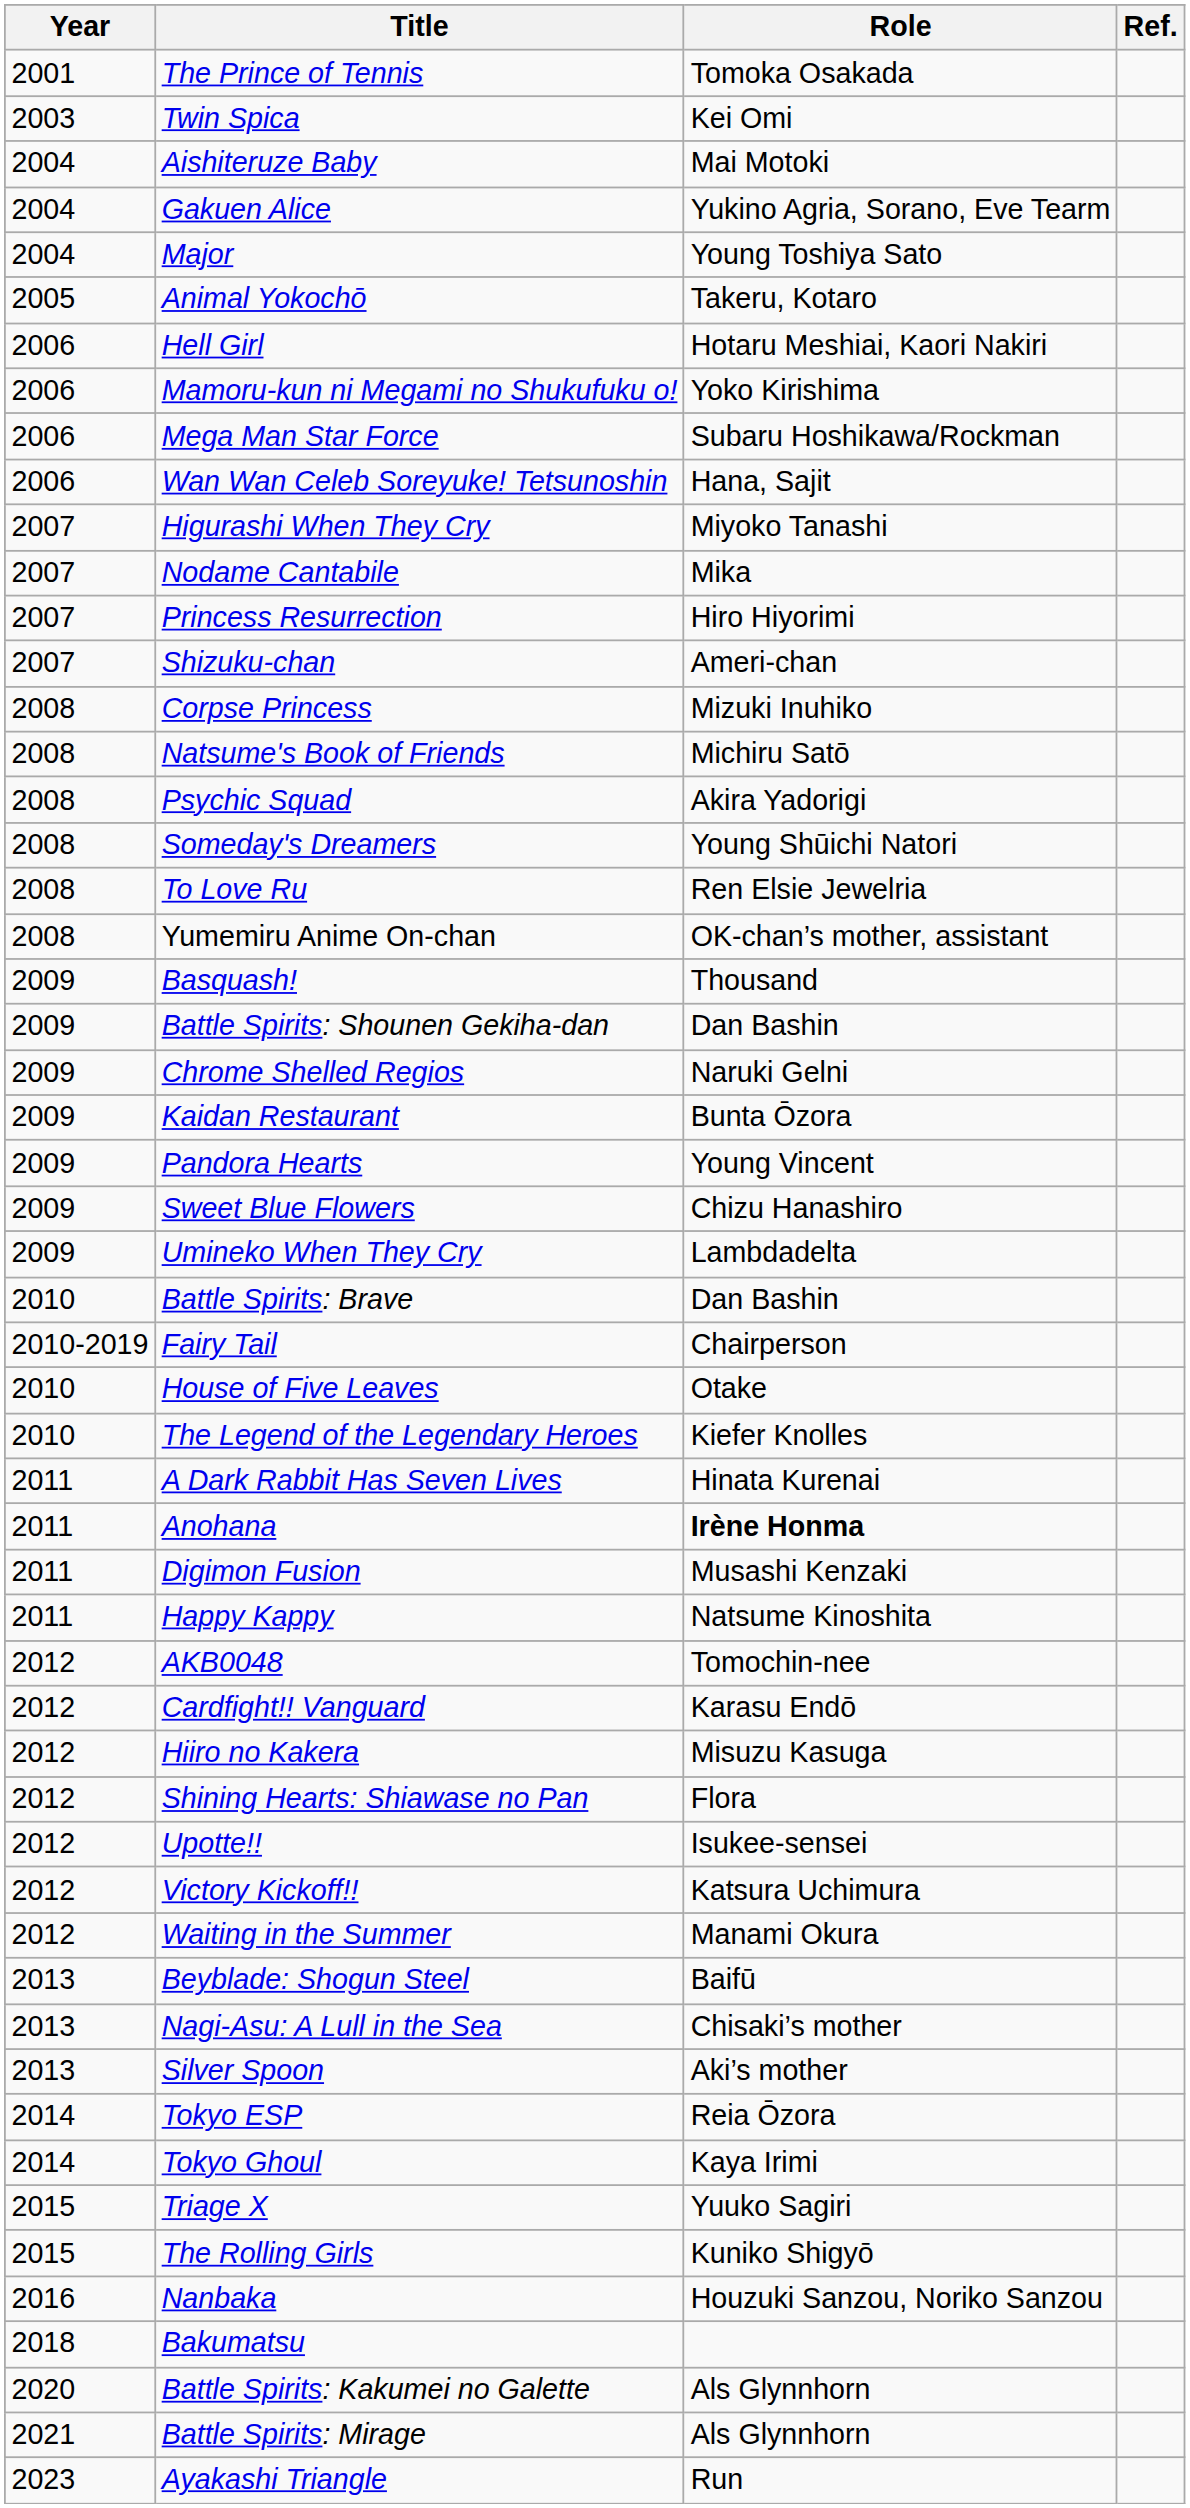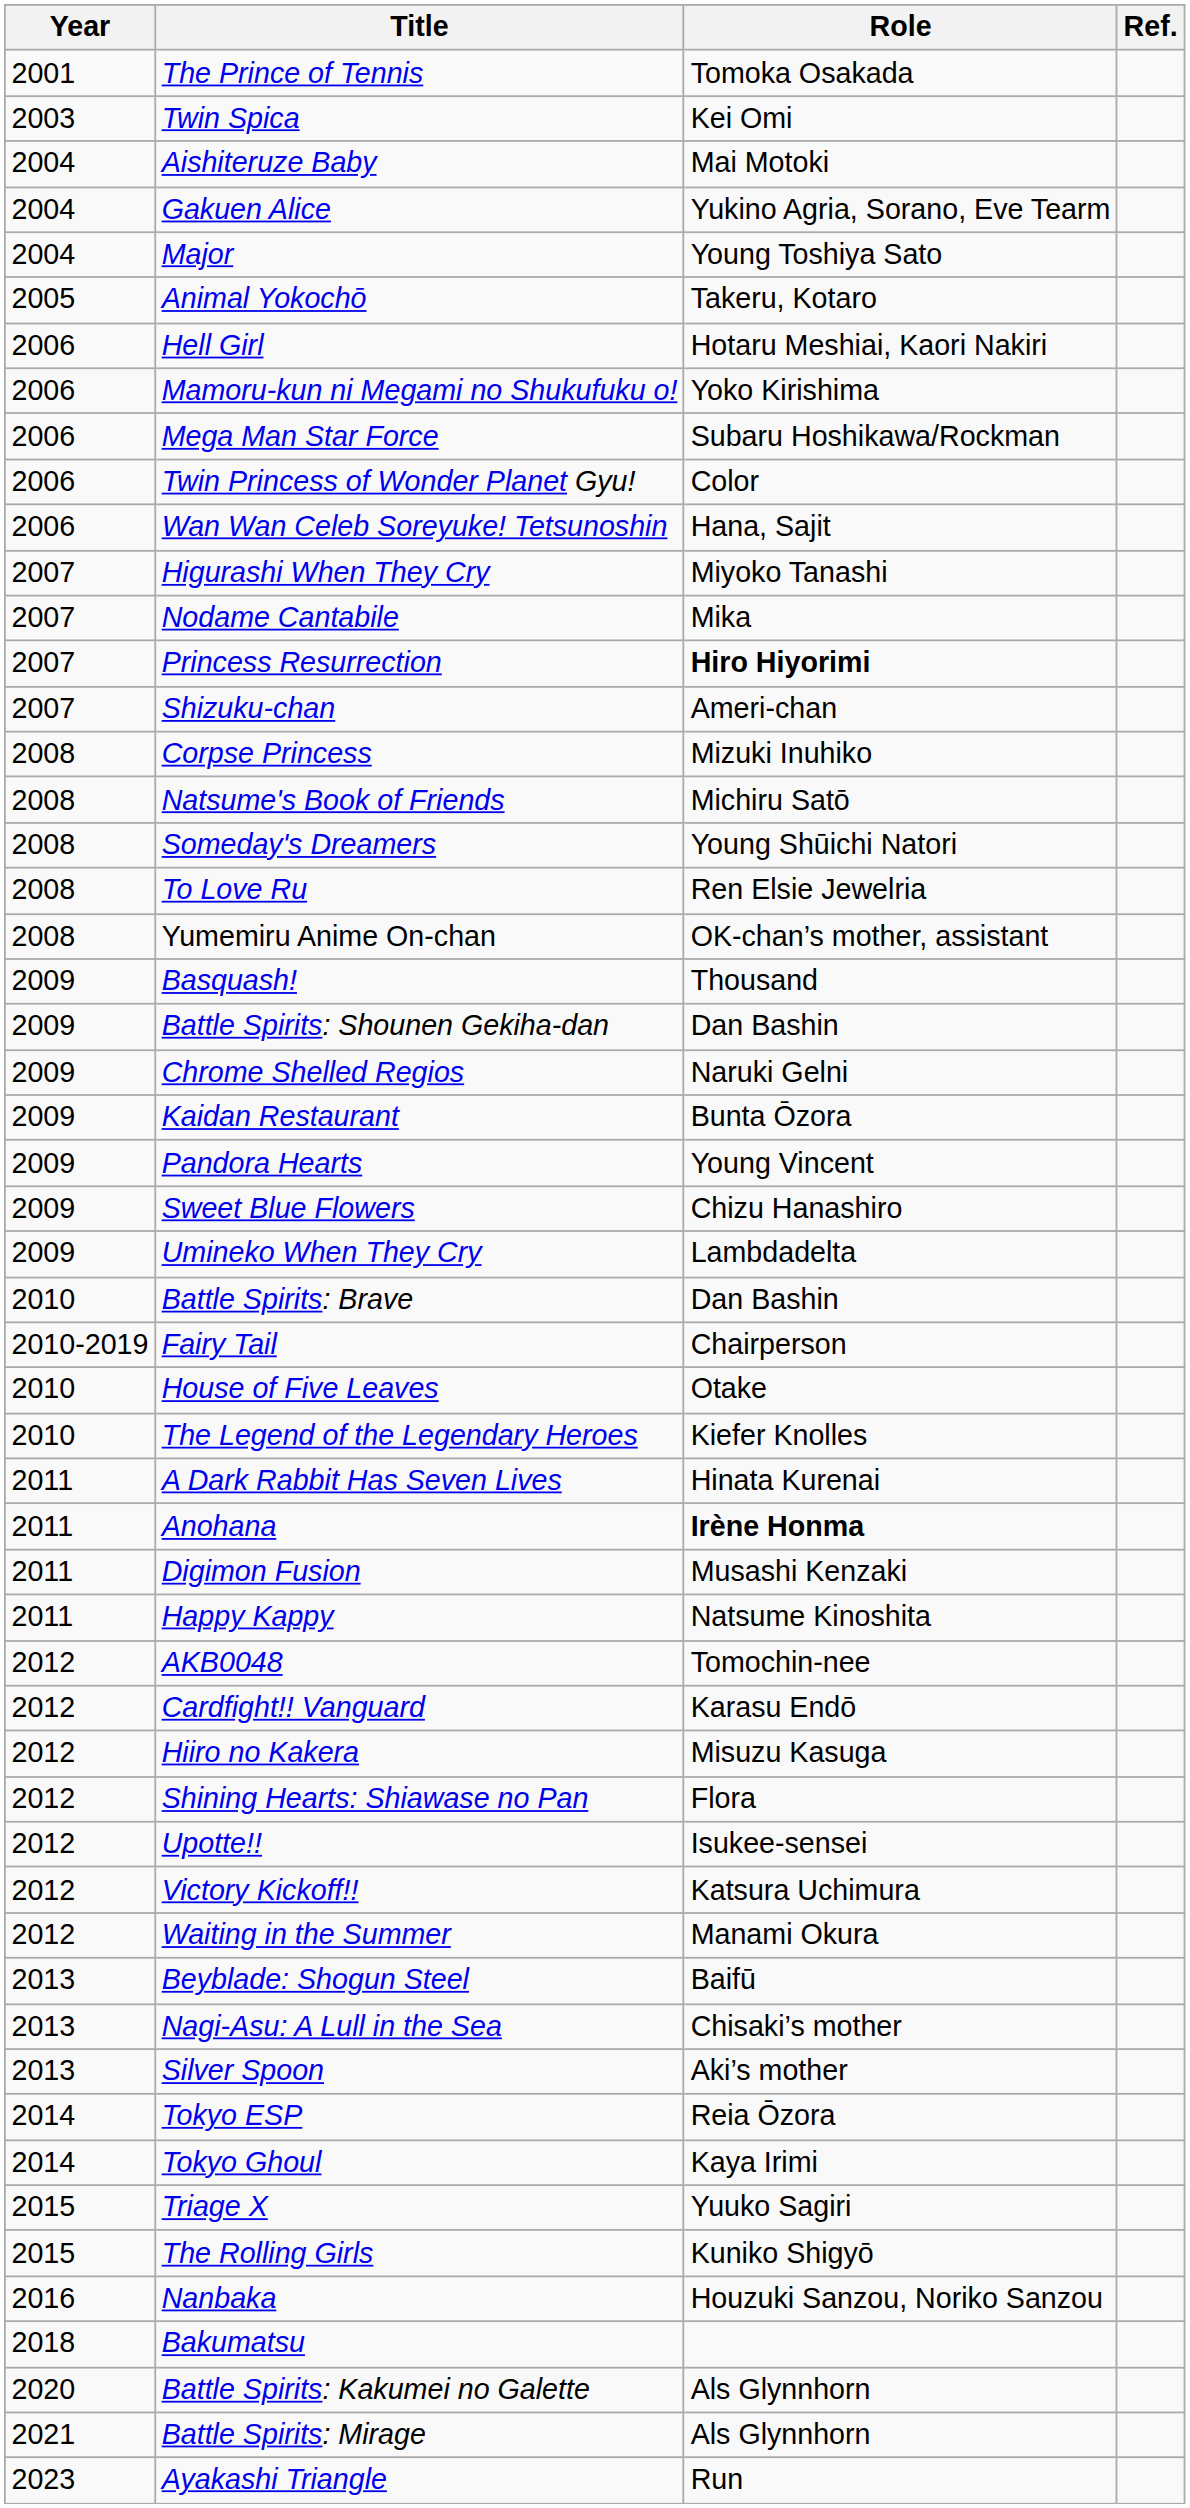+ row: (399, 481)
(773, 617) normal -> (781, 663) bold
- row: (256, 799)
